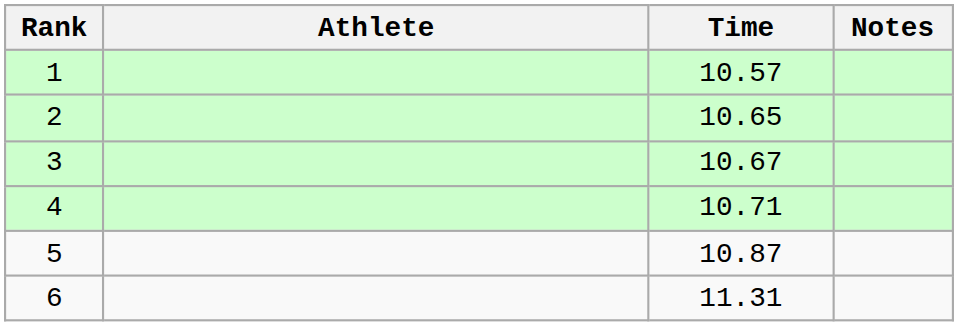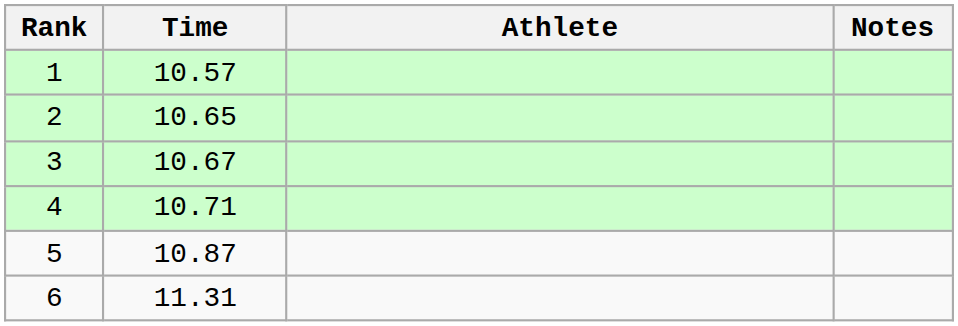columns swapped: (376, 28) <-> (741, 28)
